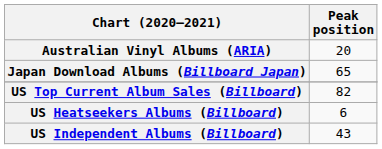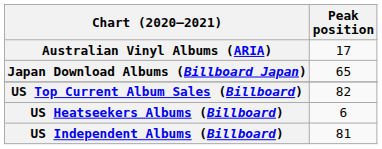(343, 50) 20 -> (343, 50) 17
(343, 133) 43 -> (343, 133) 81
